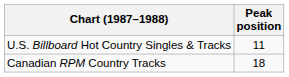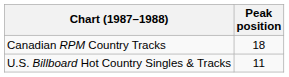rows swapped: (119, 44) <-> (86, 63)
